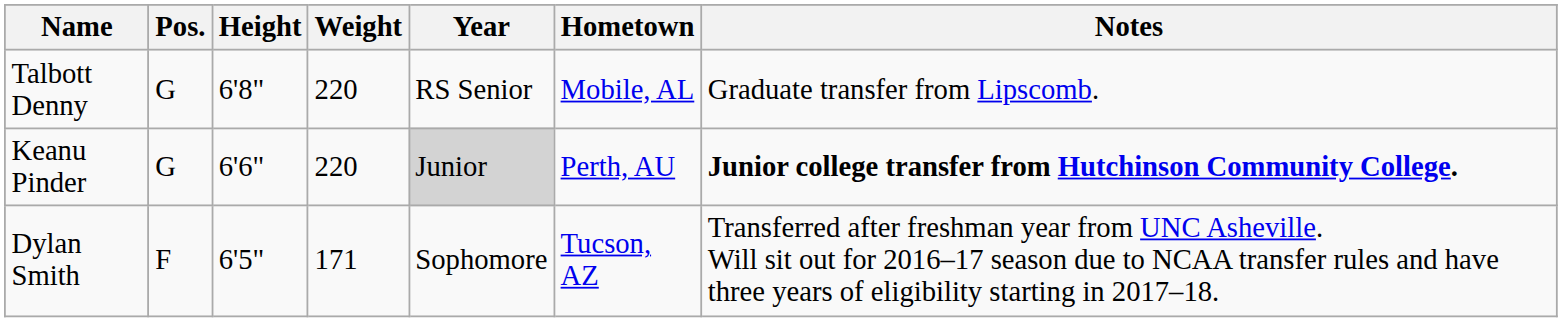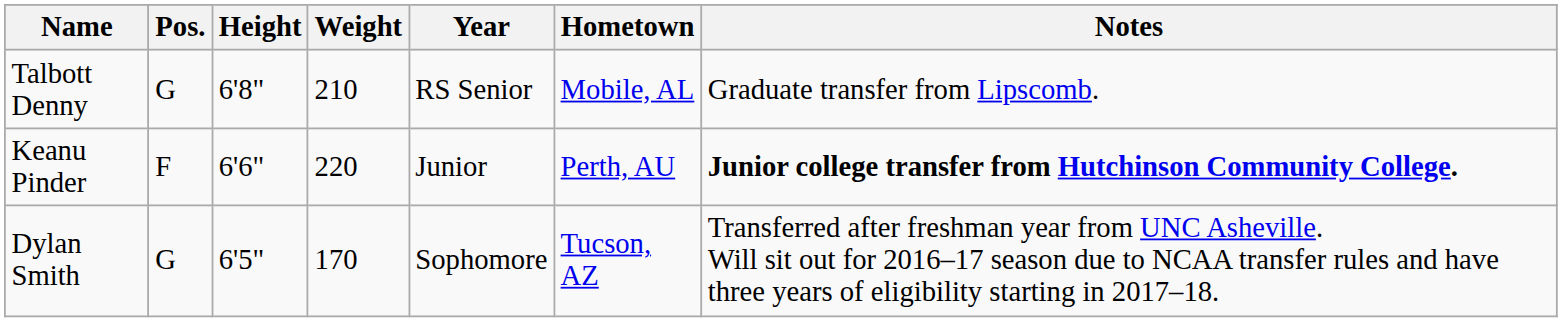(336, 88) 220 -> (336, 88) 210
(166, 166) G -> (163, 166) F
(451, 166) lightgrey background -> (451, 166) no background
(163, 260) F -> (166, 260) G
(336, 260) 171 -> (336, 260) 170
